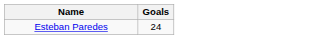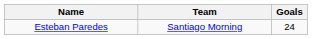+ column: (205, 12)
